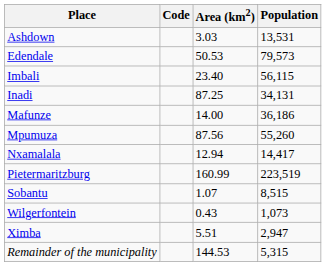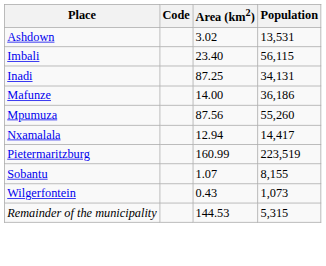(206, 37) 3.03 -> (206, 37) 3.02
- row: (30, 56)
(274, 193) 8,515 -> (274, 173) 8,155
- row: (24, 232)
